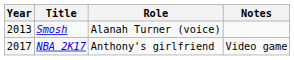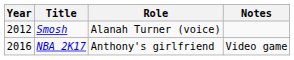(19, 30) 2013 -> (19, 30) 2012
(19, 46) 2017 -> (19, 46) 2016
